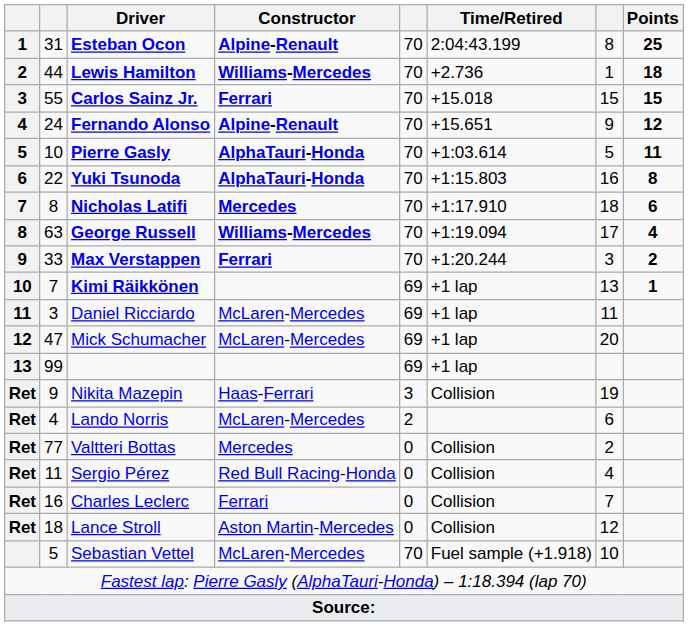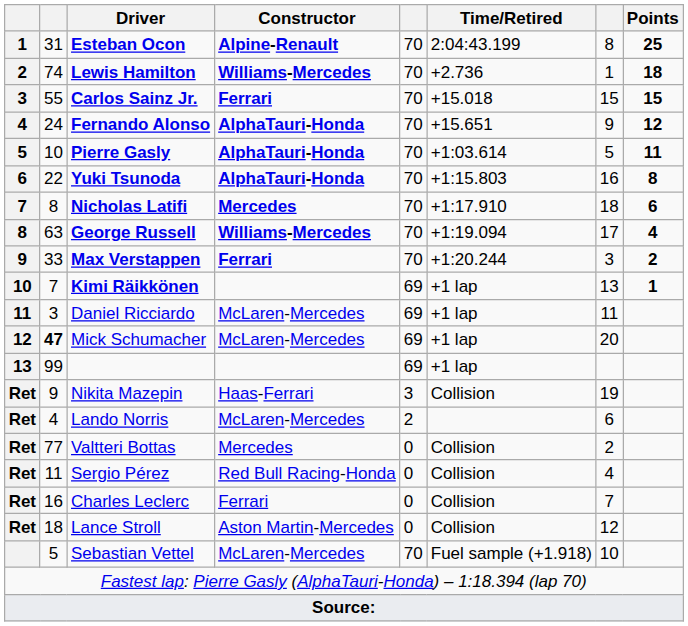(54, 71) 44 -> (54, 71) 74
(278, 125) Alpine-Renault -> (291, 125) AlphaTauri-Honda
(54, 339) normal -> (54, 339) bold
